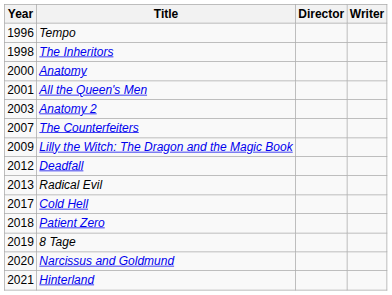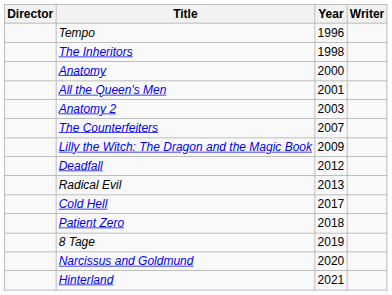columns swapped: (20, 14) <-> (321, 14)
